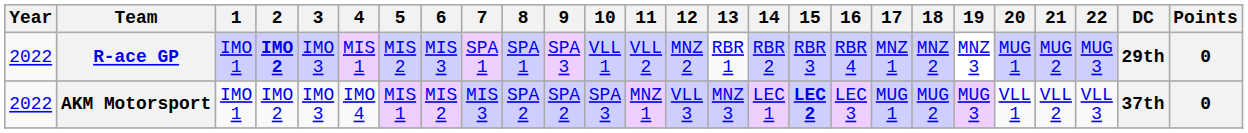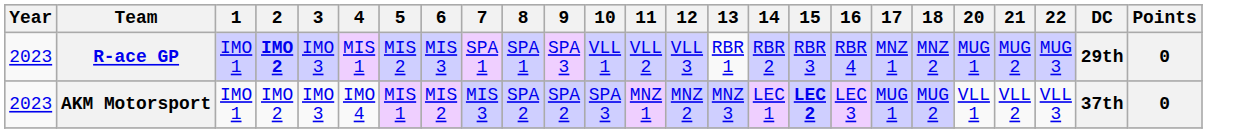- column: (974, 19)
(31, 57) 2022 -> (31, 57) 2023
(687, 57) MNZ 2 -> (687, 57) VLL 3
(31, 105) 2022 -> (31, 105) 2023
(687, 105) VLL 3 -> (687, 105) MNZ 2
